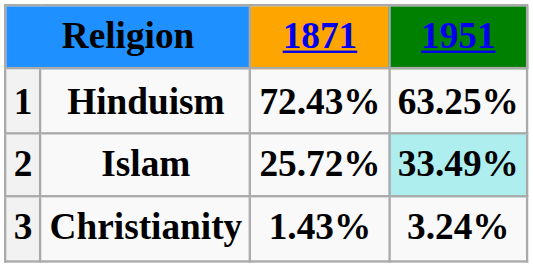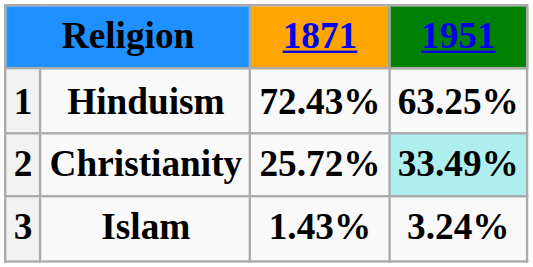(146, 163) Islam -> (146, 163) Christianity
(146, 227) Christianity -> (146, 227) Islam
